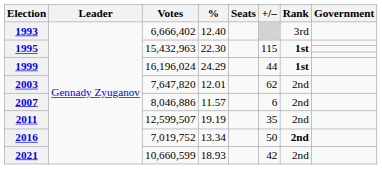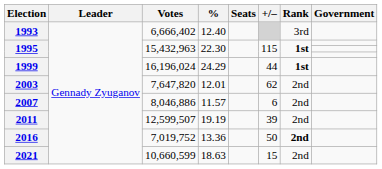(272, 119) 35 -> (272, 119) 39
(213, 137) 13.34 -> (213, 137) 13.36
(213, 155) 18.93 -> (213, 155) 18.63
(272, 155) 42 -> (272, 155) 15
